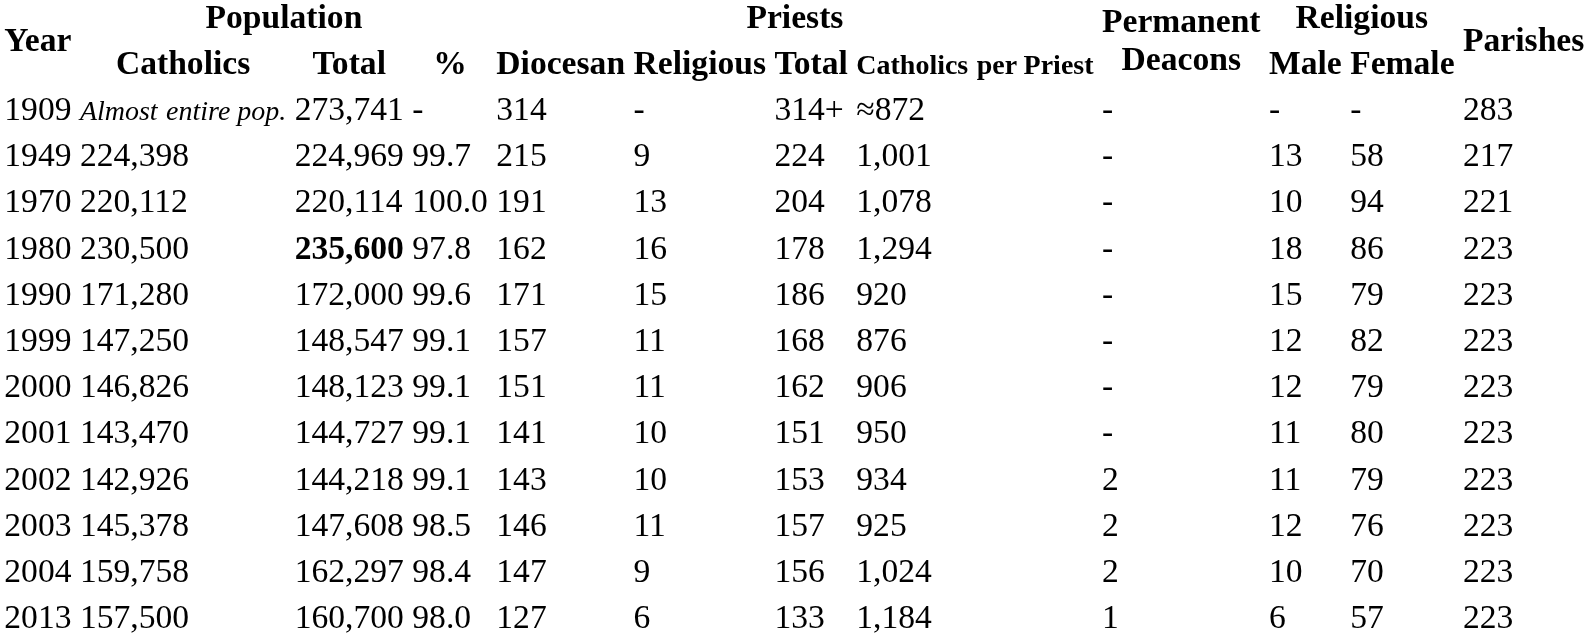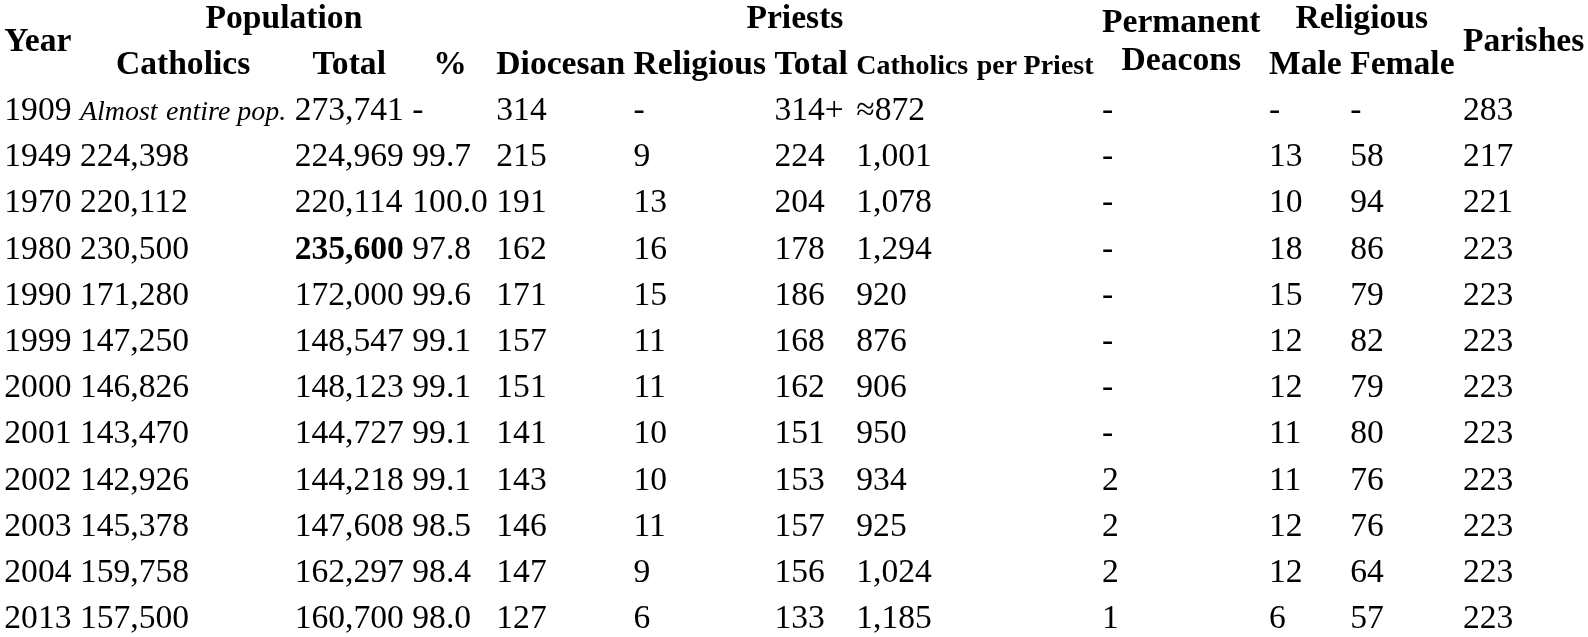(1367, 478) 79 -> (1367, 478) 76
(1286, 571) 10 -> (1286, 571) 12
(1367, 571) 70 -> (1367, 571) 64
(894, 617) 1,184 -> (894, 617) 1,185
